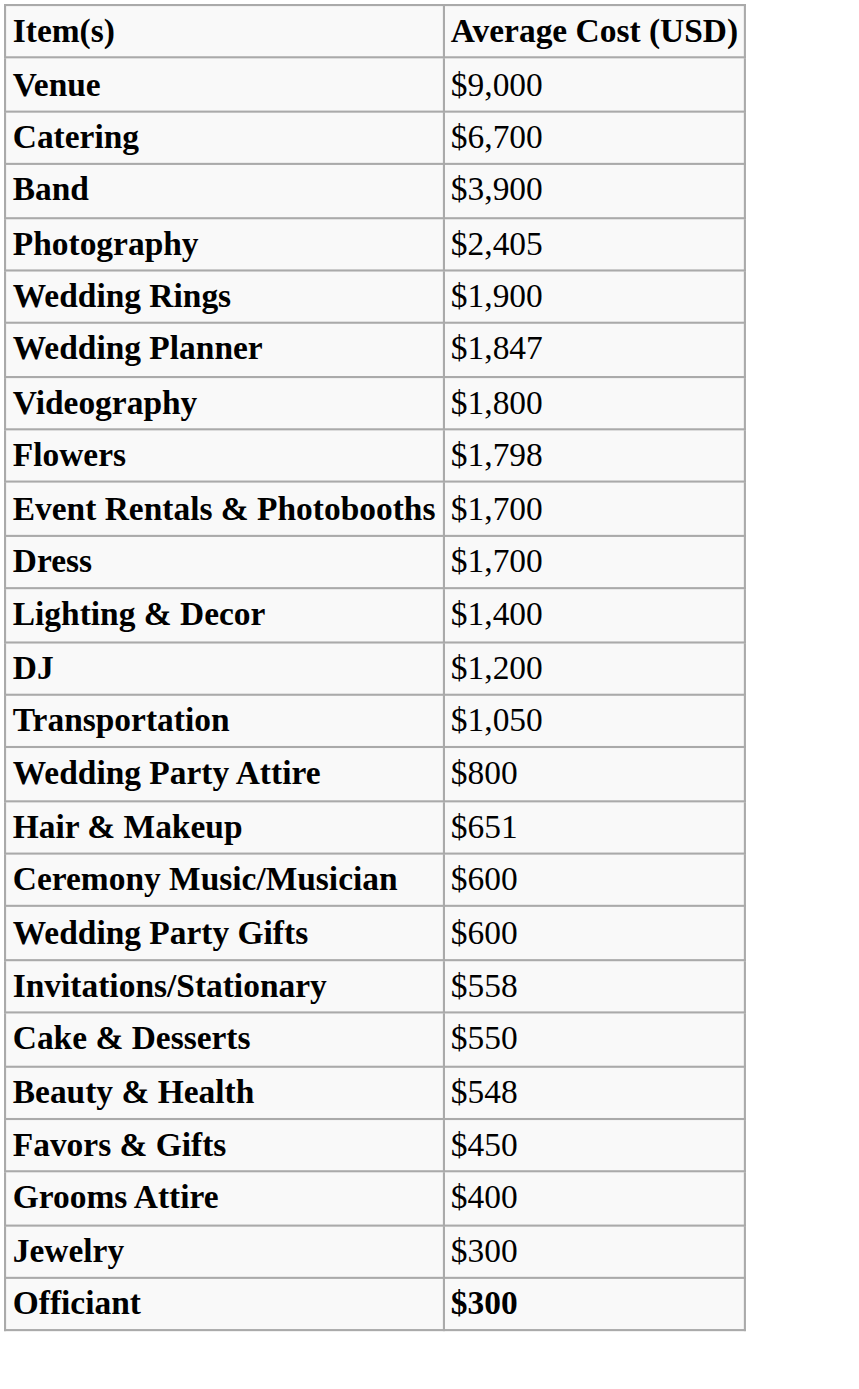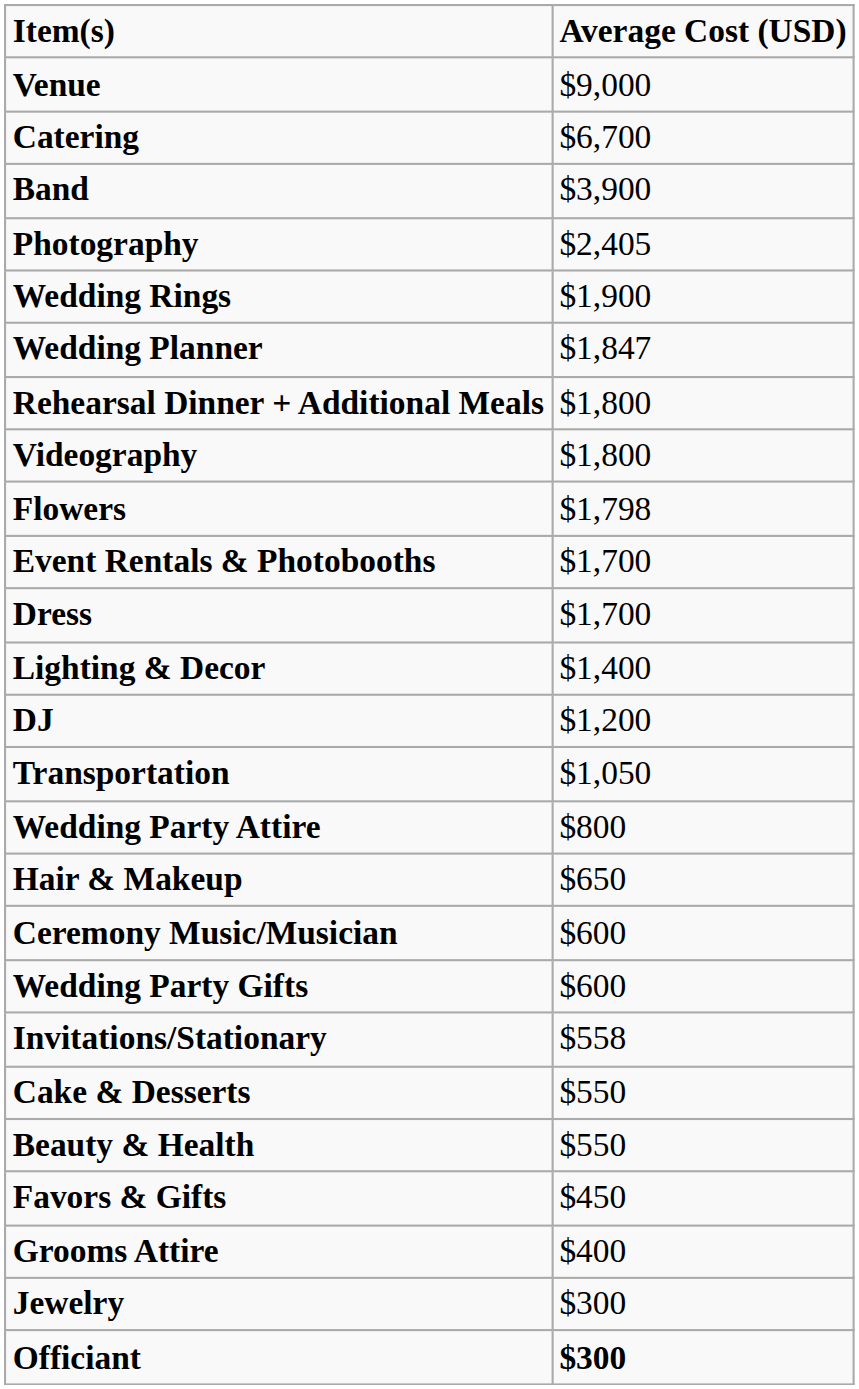+ row: (278, 402)
(484, 826) $651 -> (593, 879) $650
(484, 1091) $548 -> (593, 1144) $550
